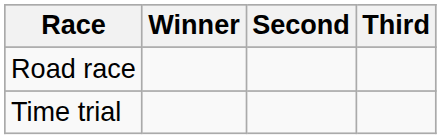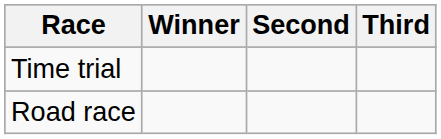rows swapped: (73, 68) <-> (66, 111)
